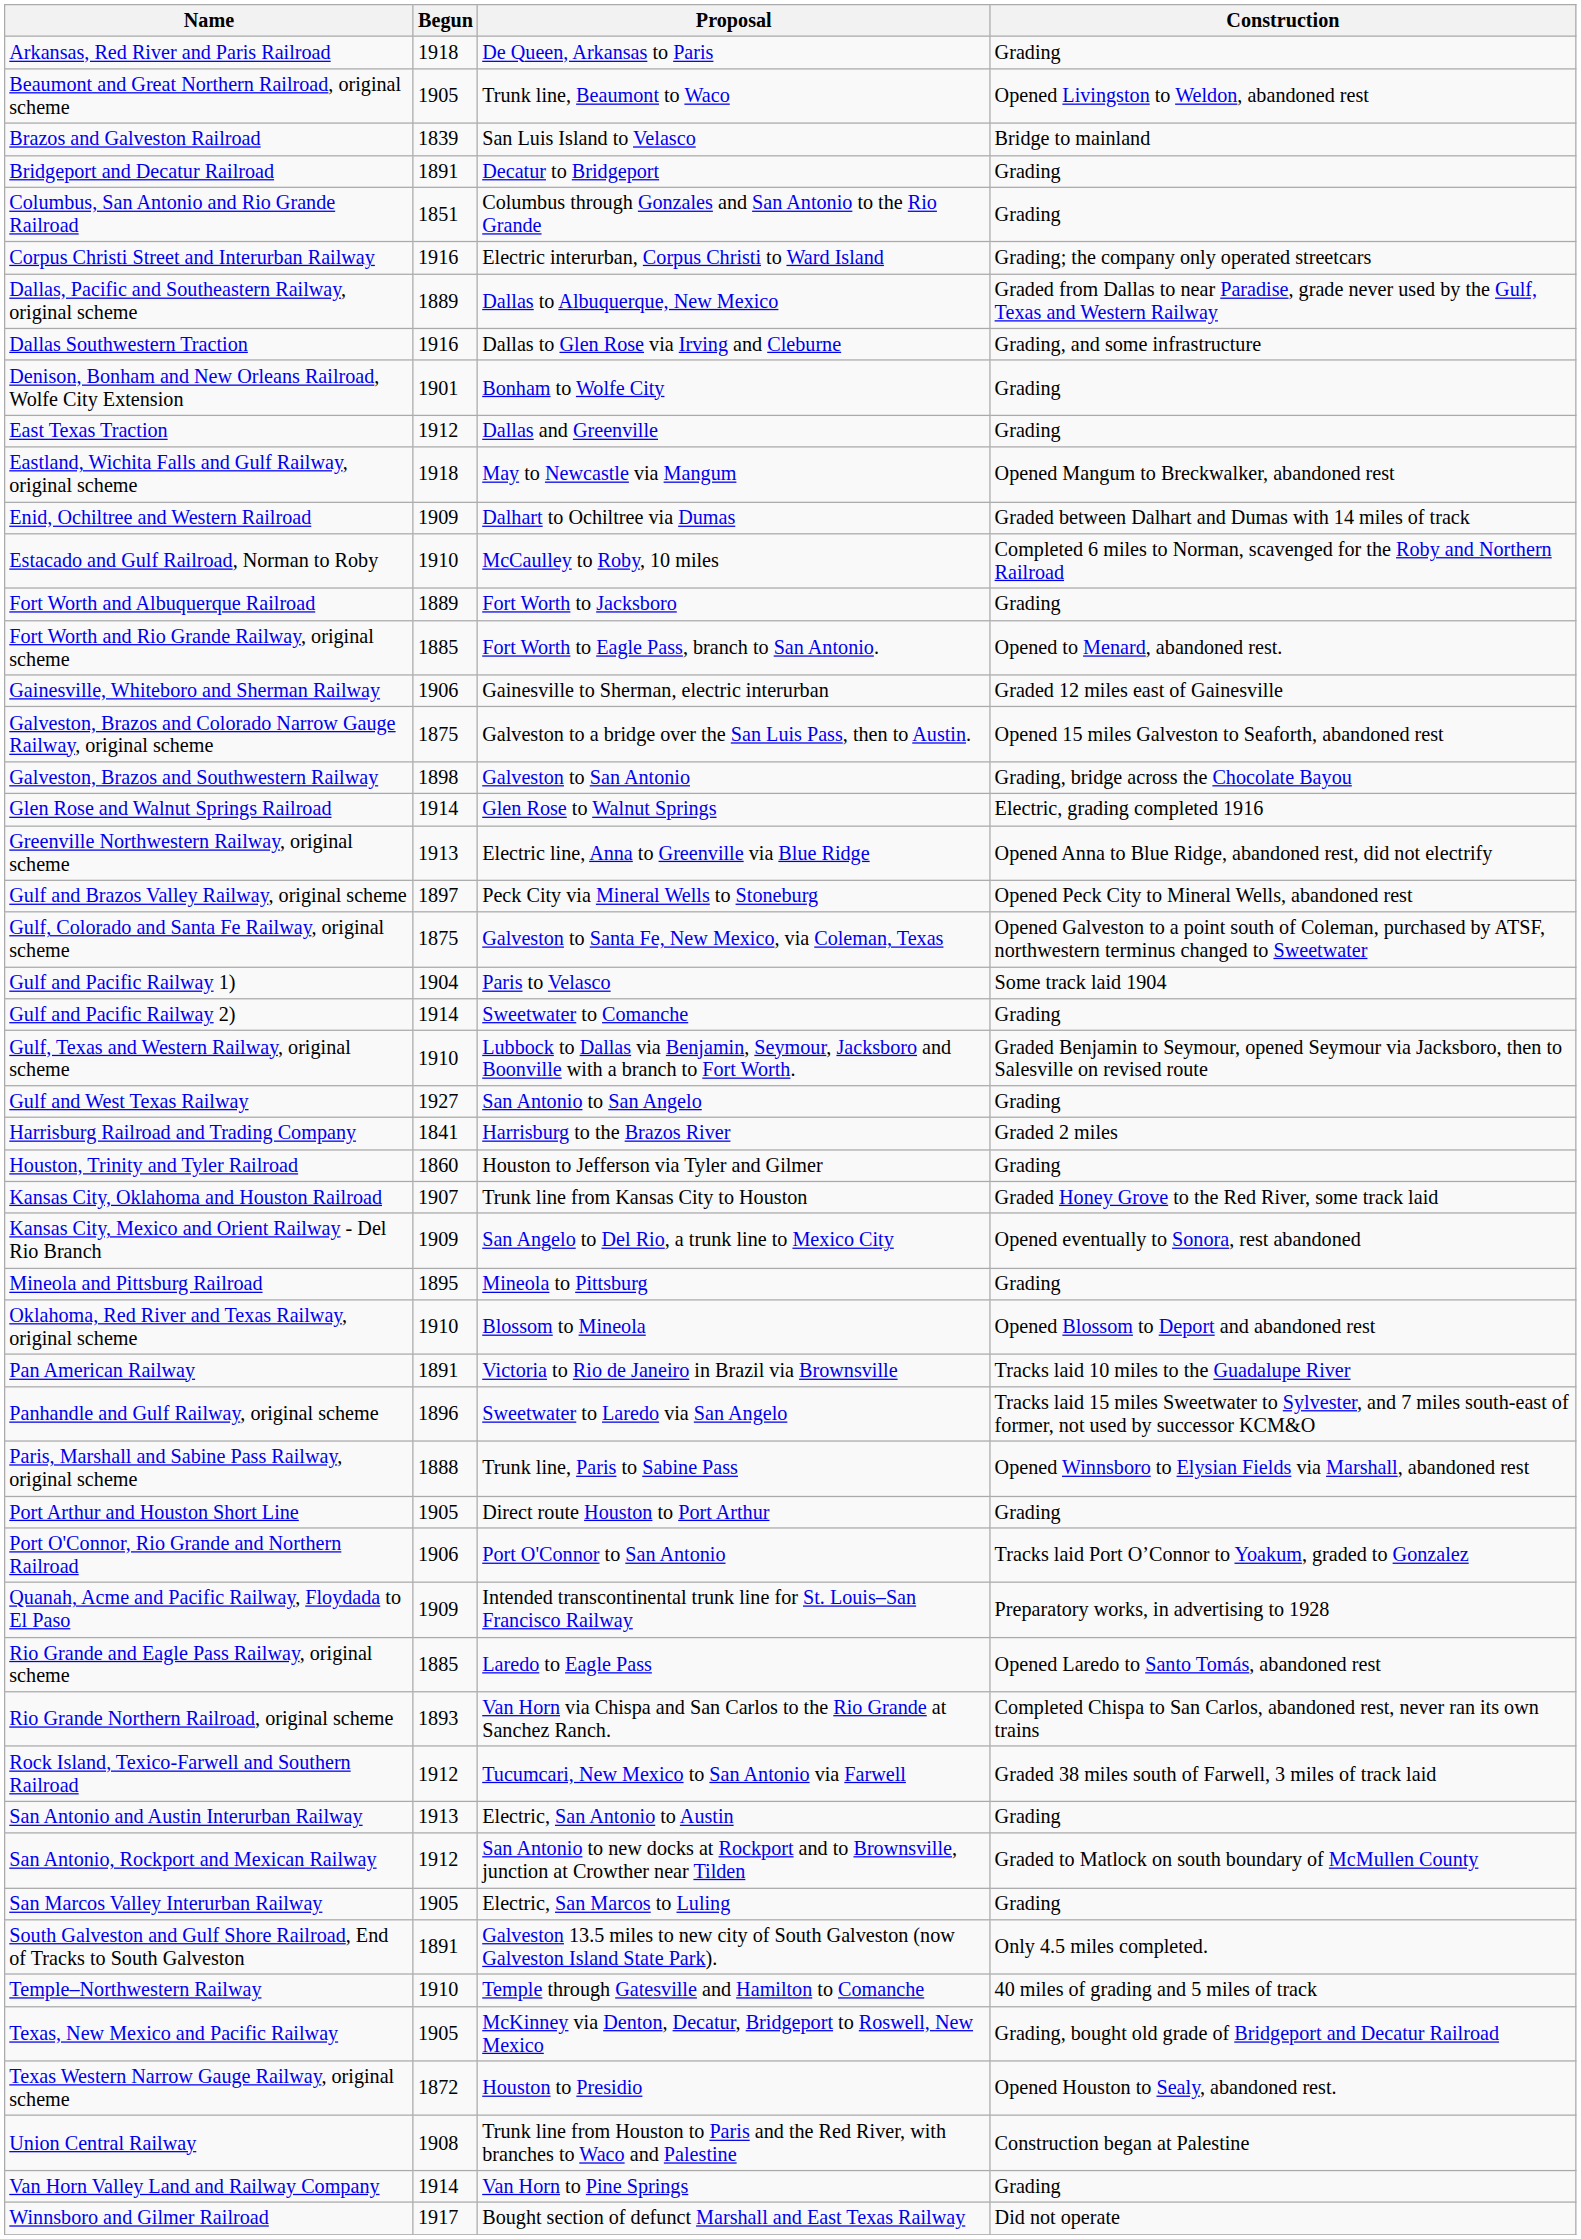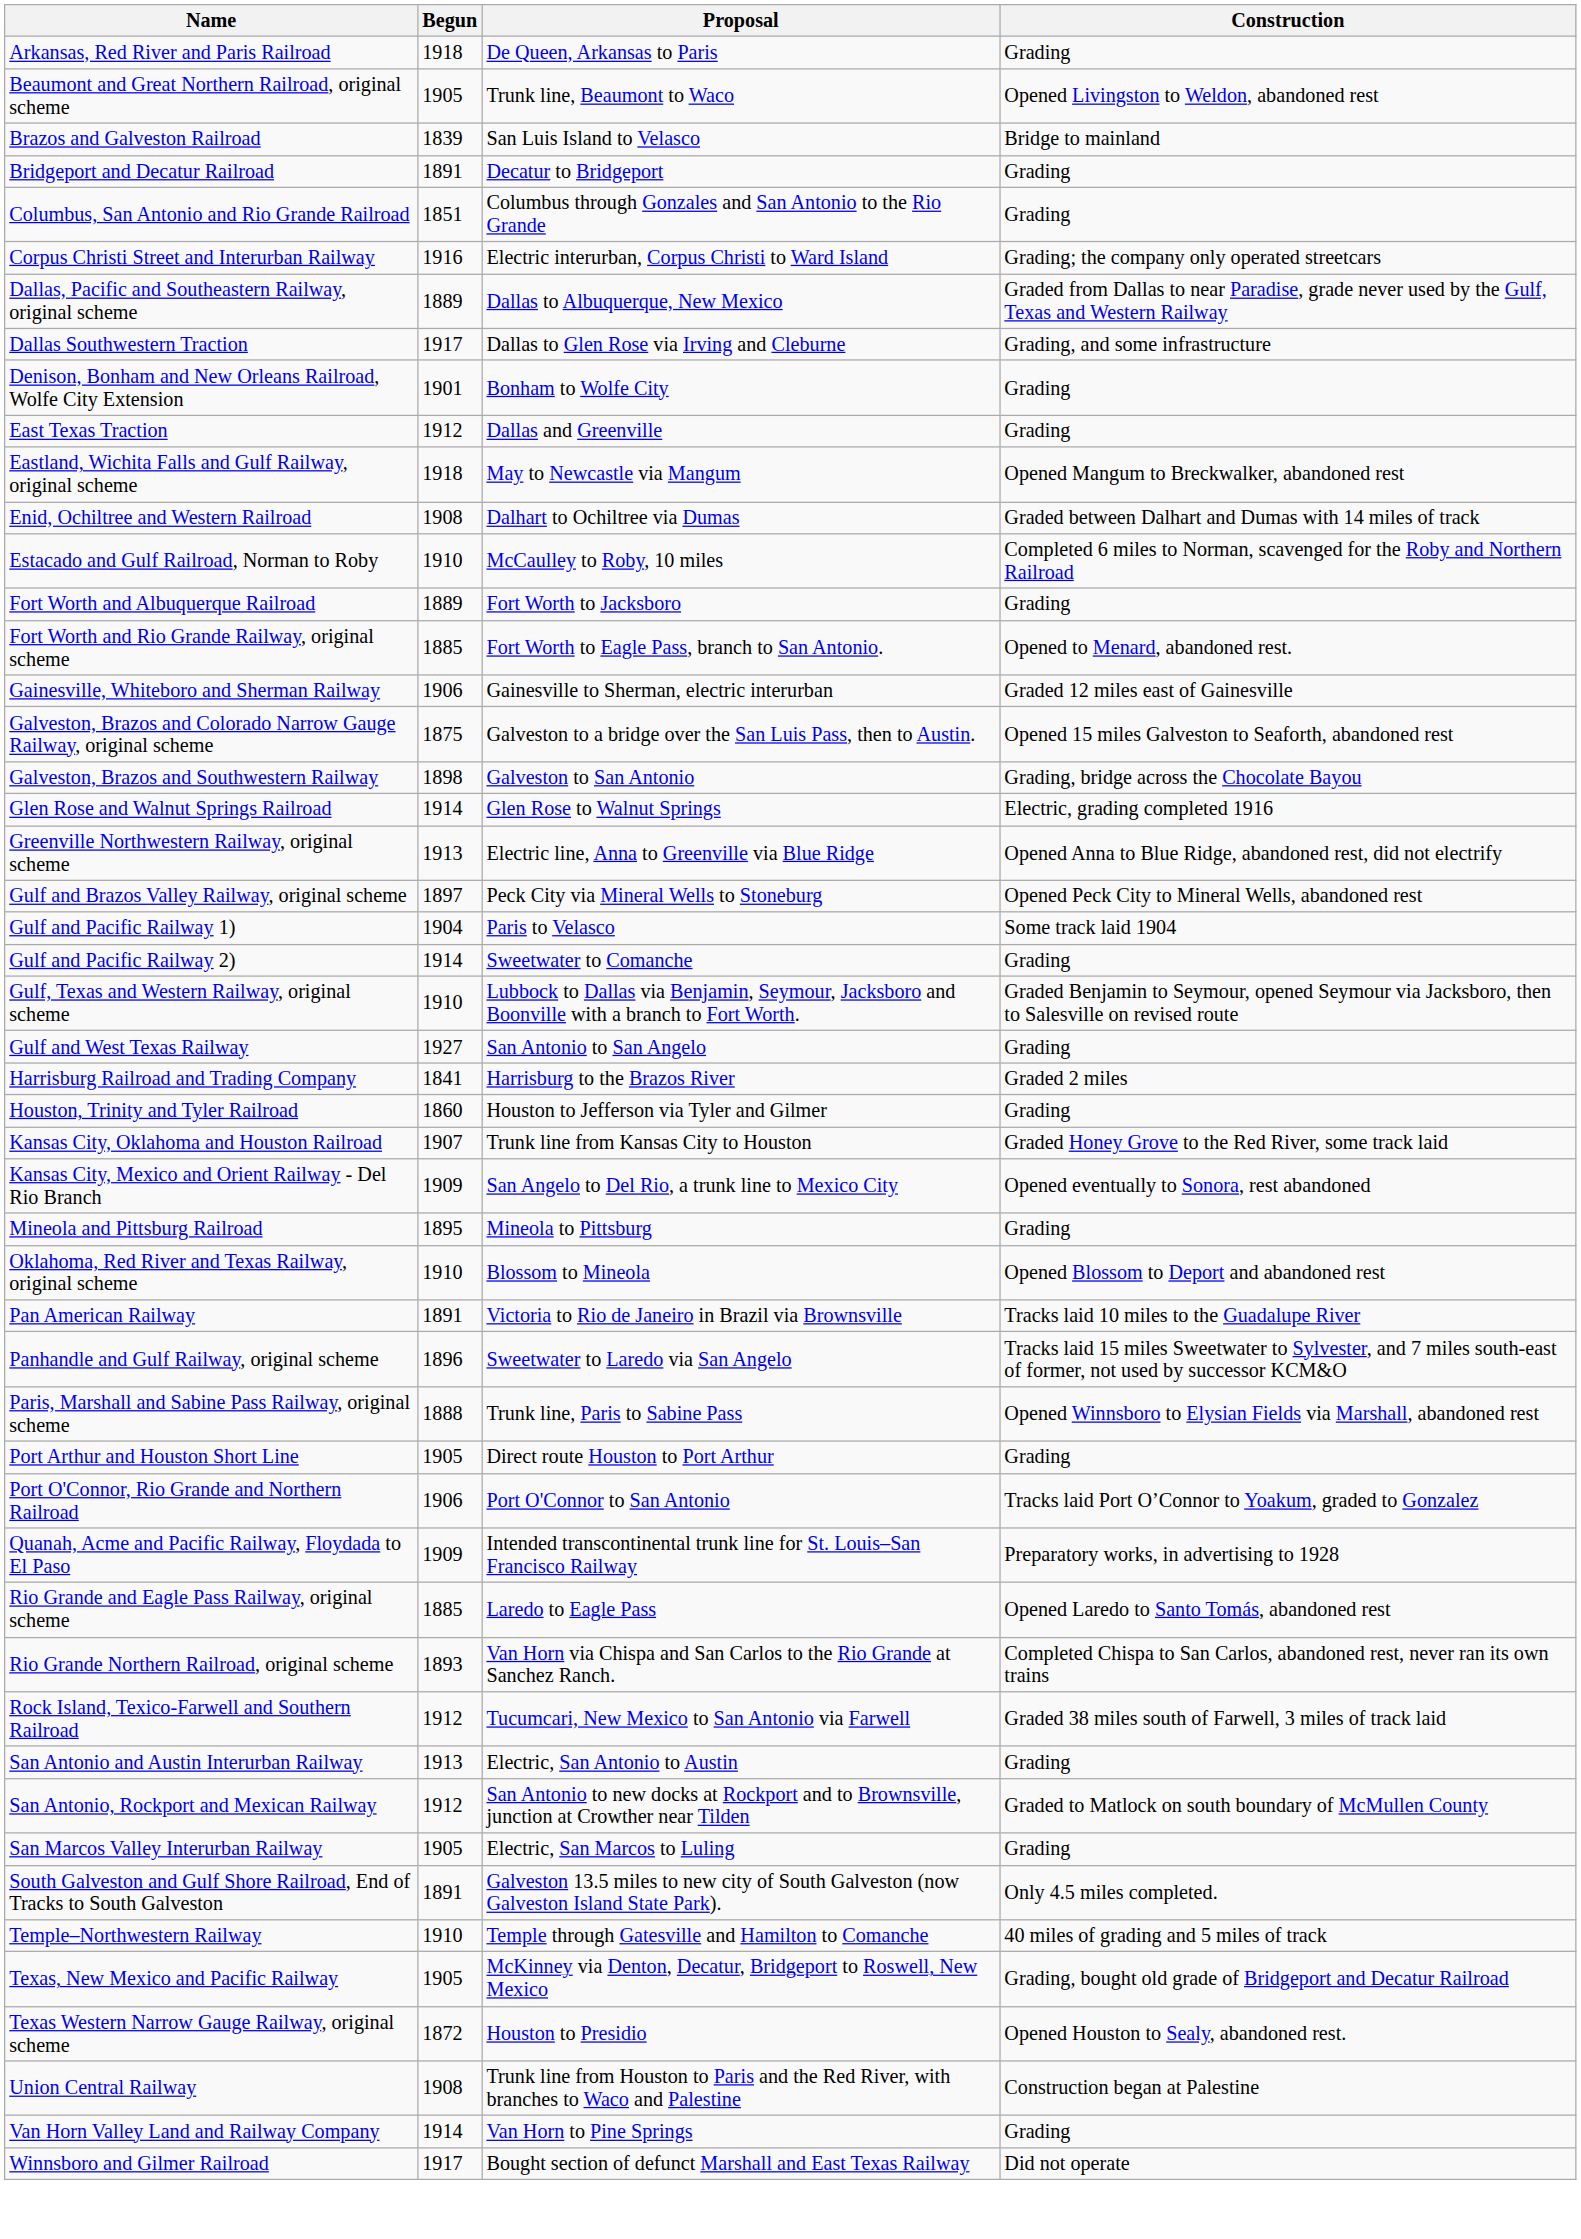(438, 344) 1916 -> (442, 344) 1917
(438, 517) 1909 -> (442, 517) 1908
- row: (197, 939)
